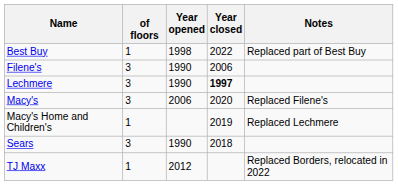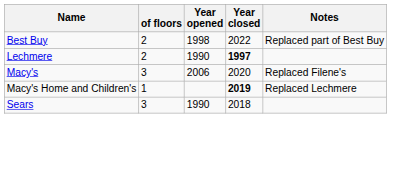(128, 51) 1 -> (144, 40) 2
- row: (24, 68)
(128, 84) 3 -> (144, 56) 2
(221, 122) normal -> (239, 89) bold
- row: (26, 166)
